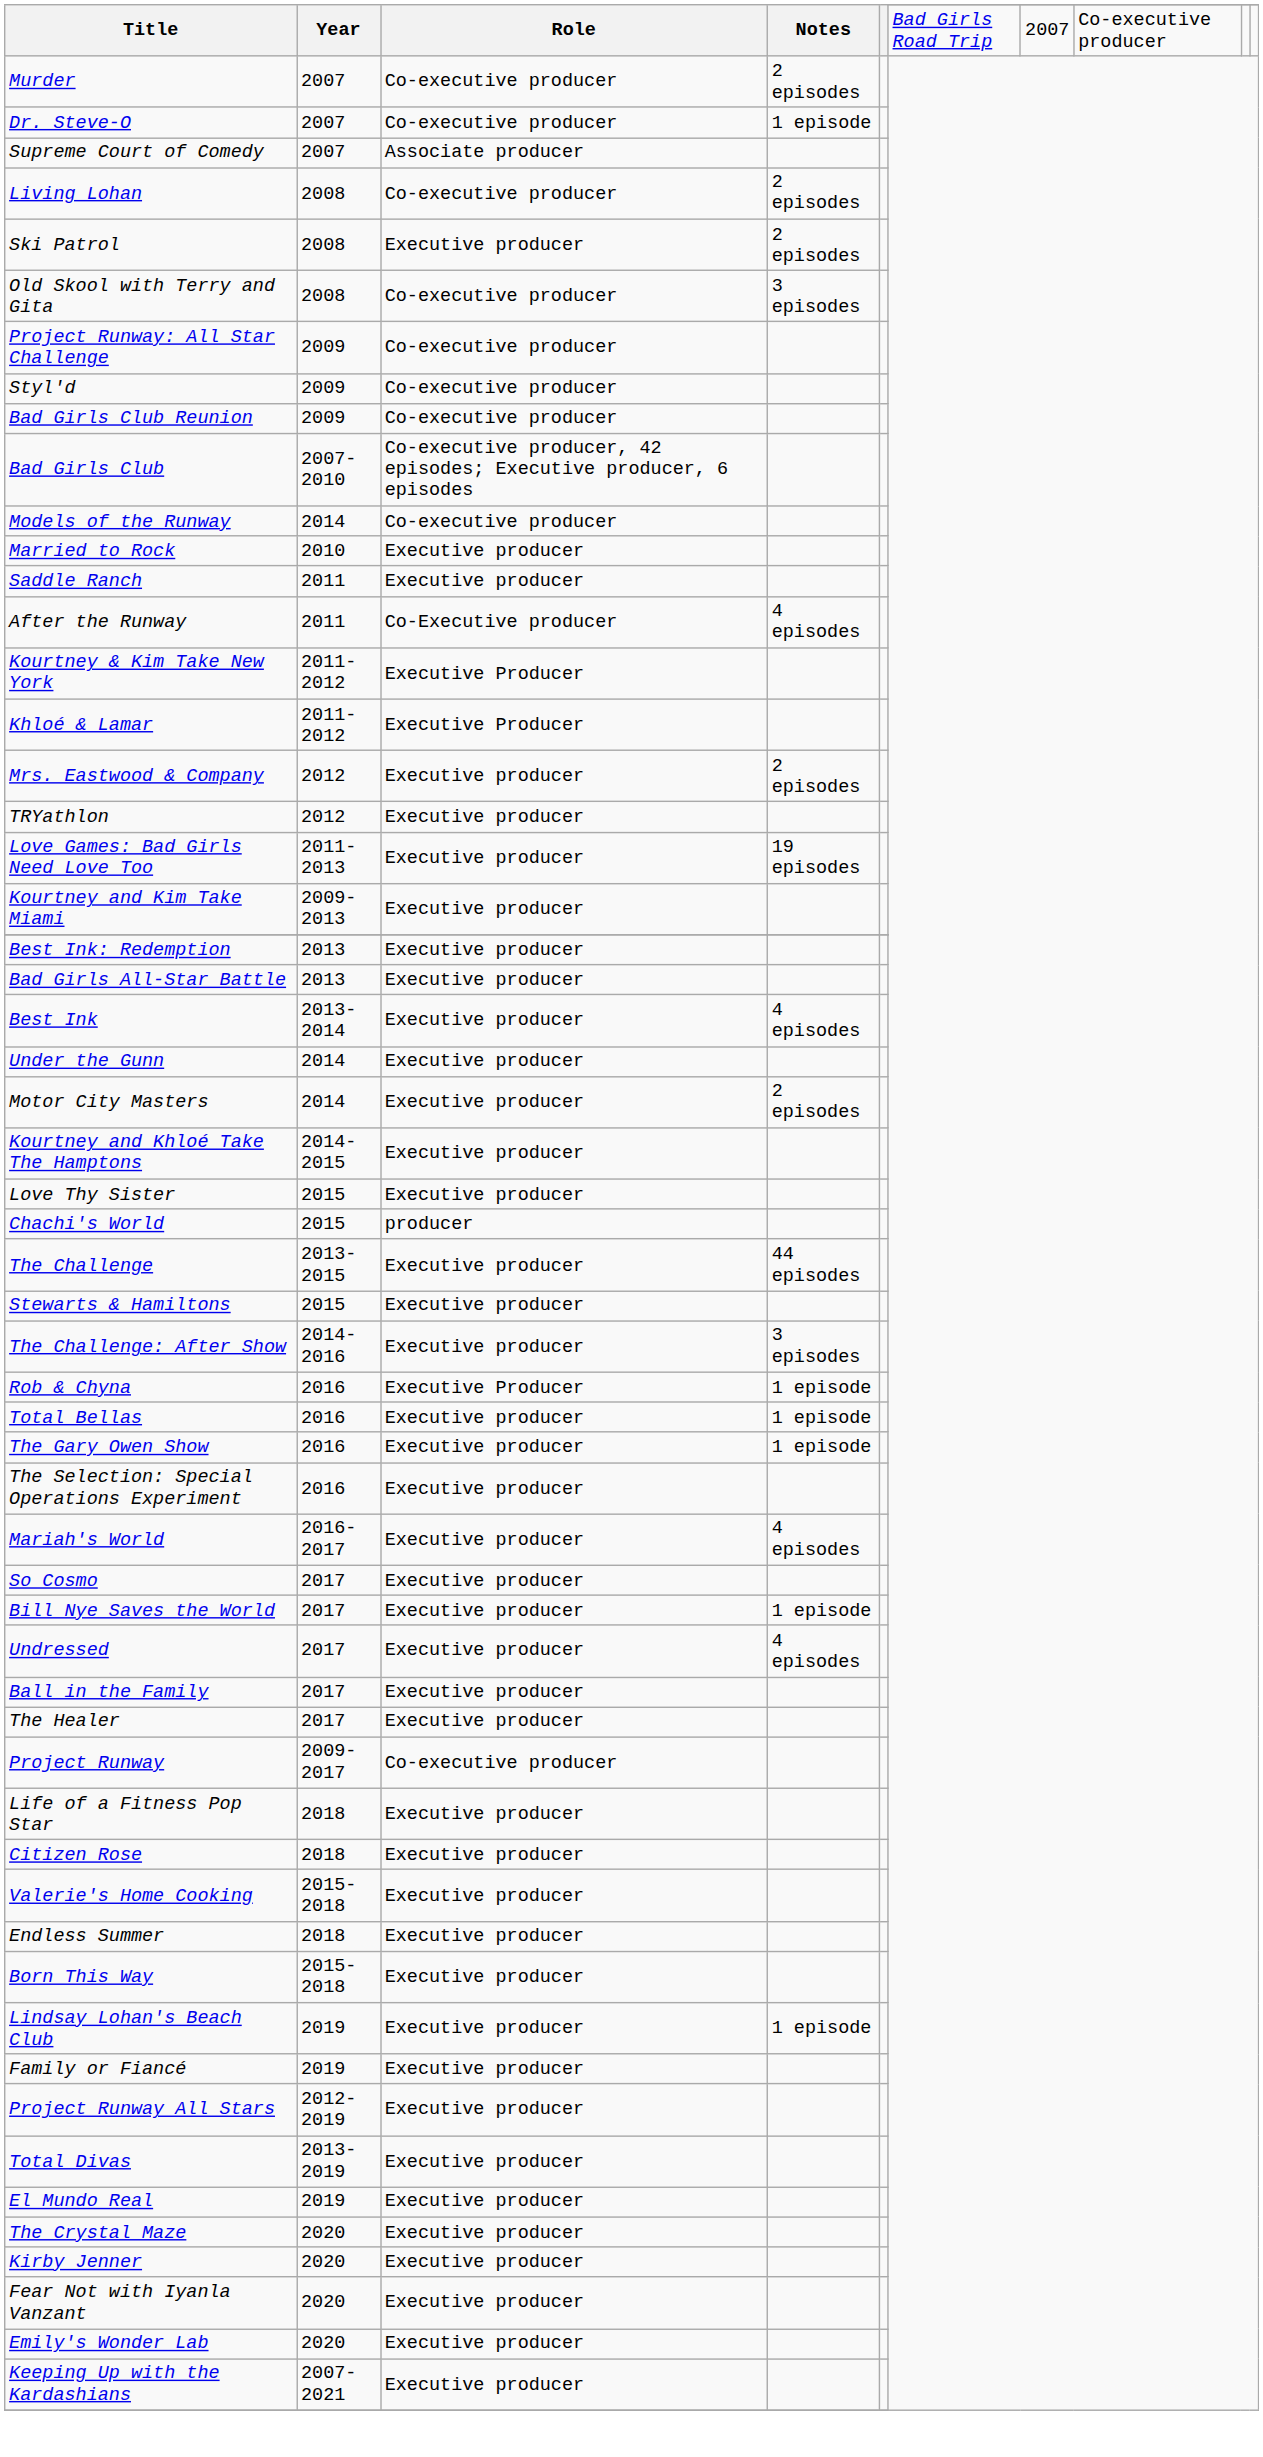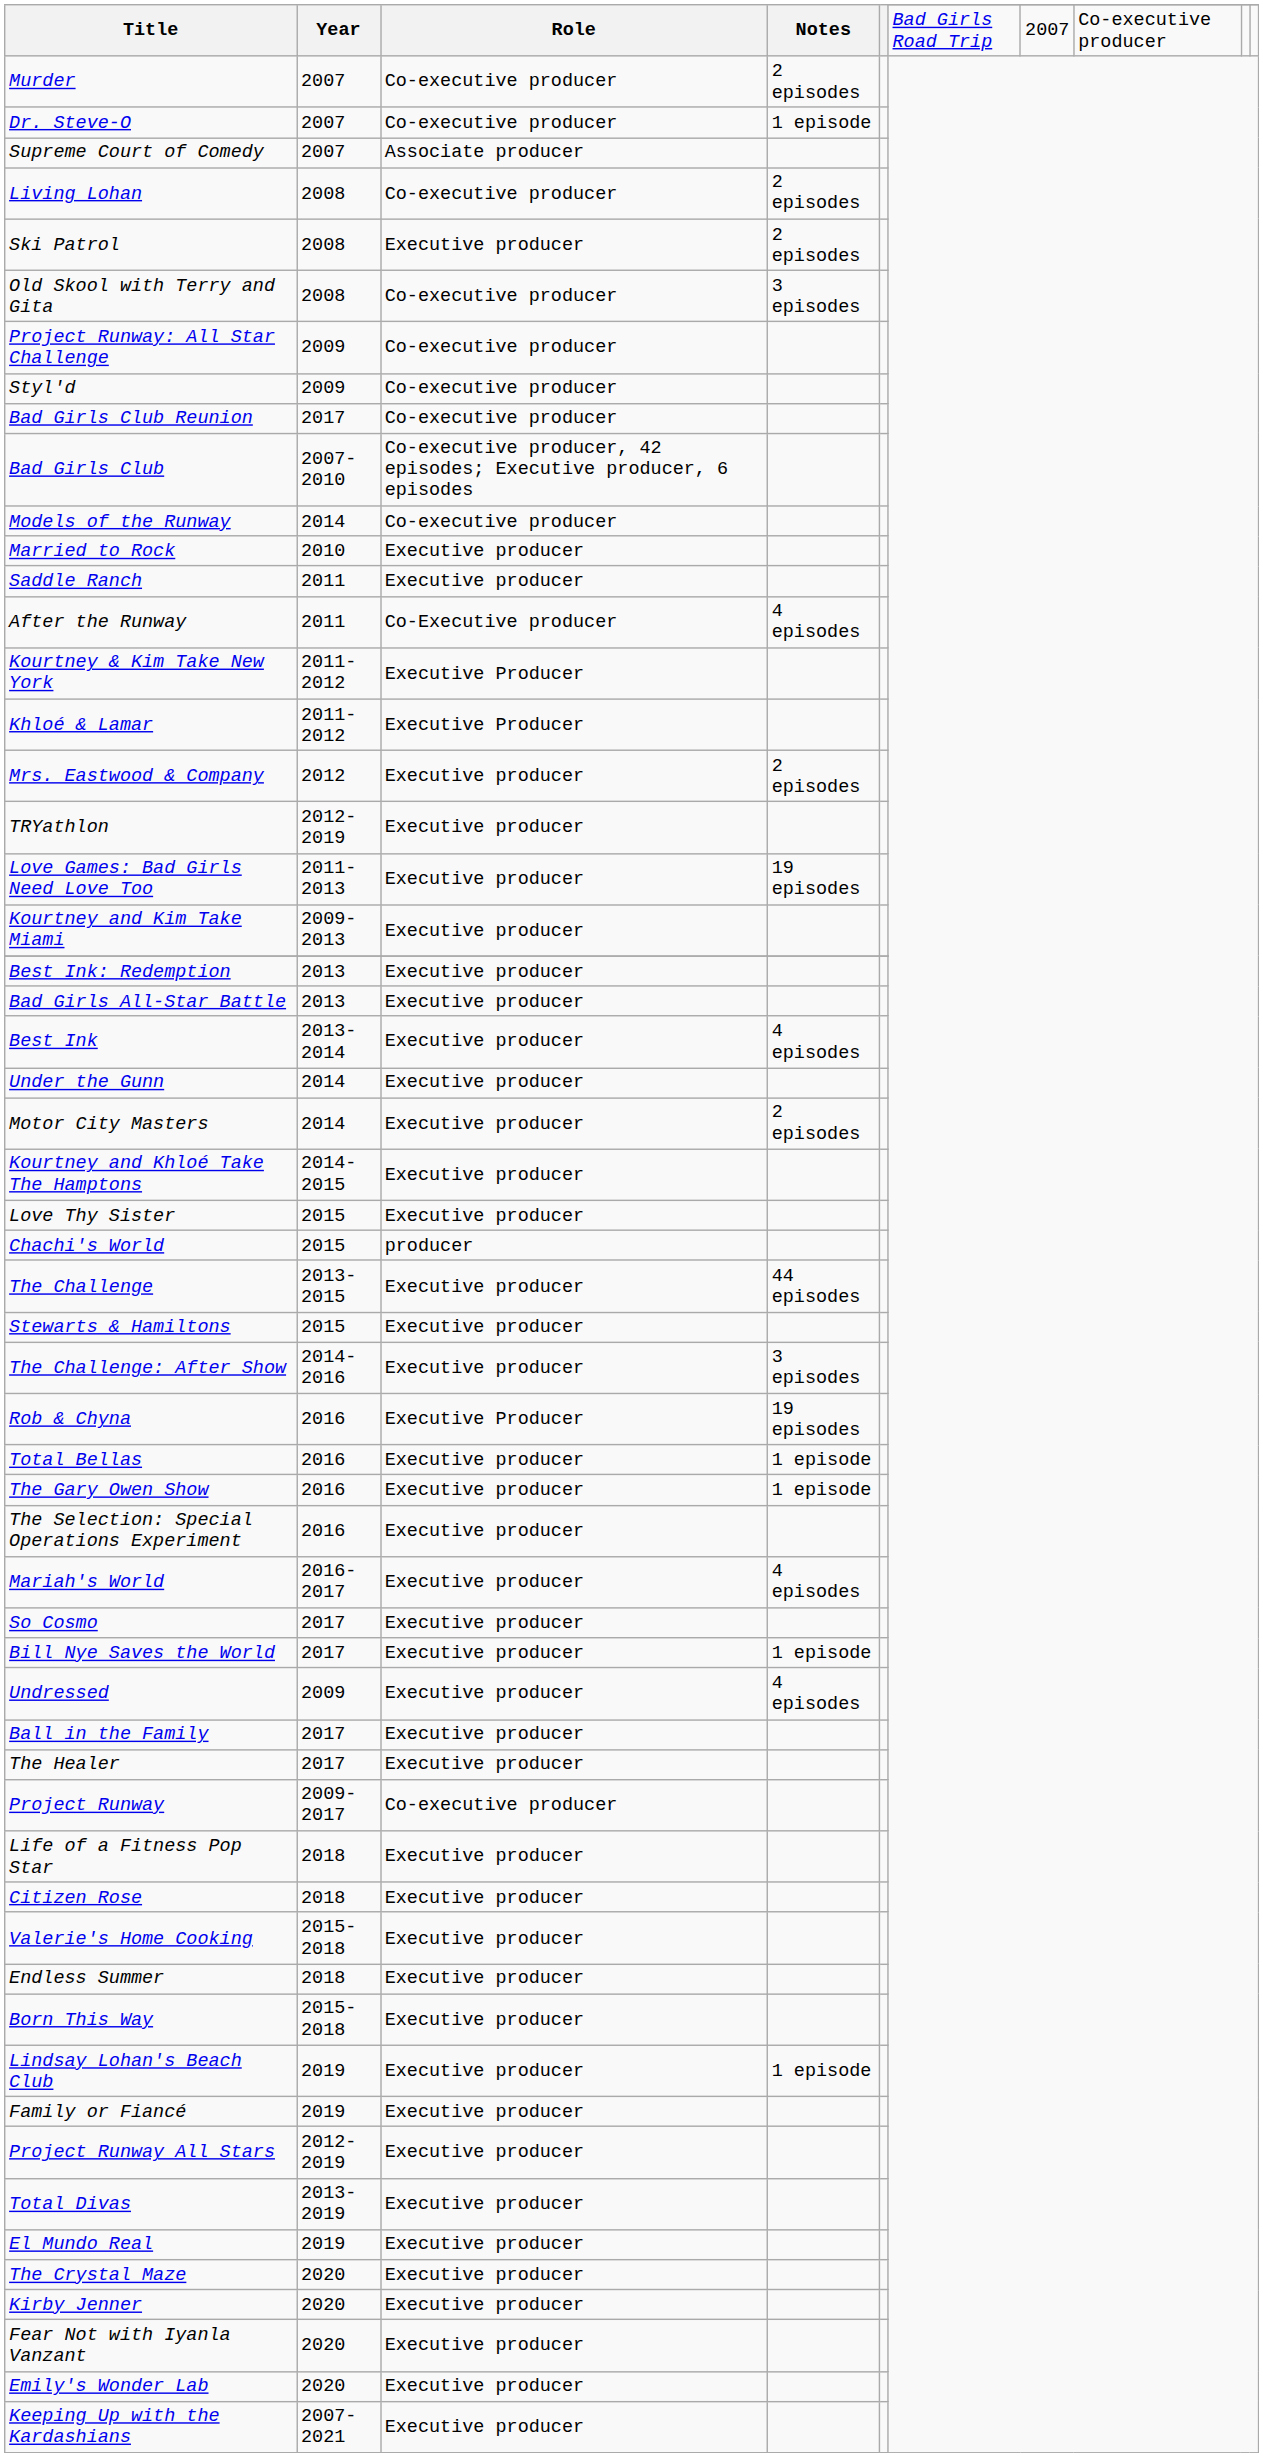(323, 418) 2009 -> (323, 418) 2017
(323, 817) 2012 -> (329, 828) 2012-2019
(822, 1387) 1 episode -> (816, 1419) 19 episodes
(323, 1651) 2017 -> (323, 1694) 2009
